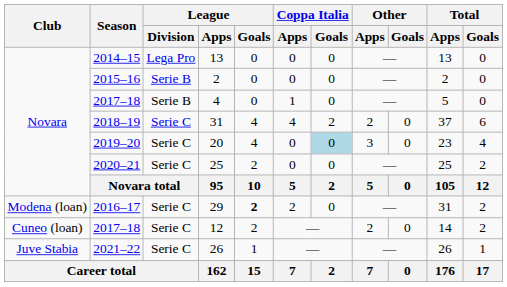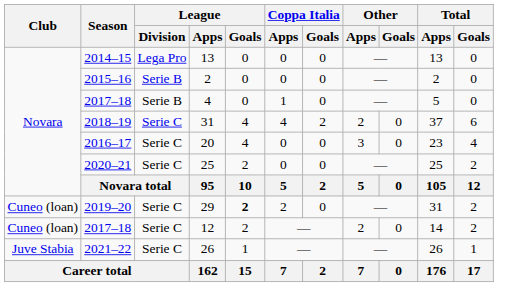(117, 143) 2019–20 -> (108, 143) 2016–17
(331, 143) lightblue background -> (323, 143) no background
(47, 206) Modena (loan) -> (43, 206) Cuneo (loan)
(117, 206) 2016–17 -> (108, 206) 2019–20
